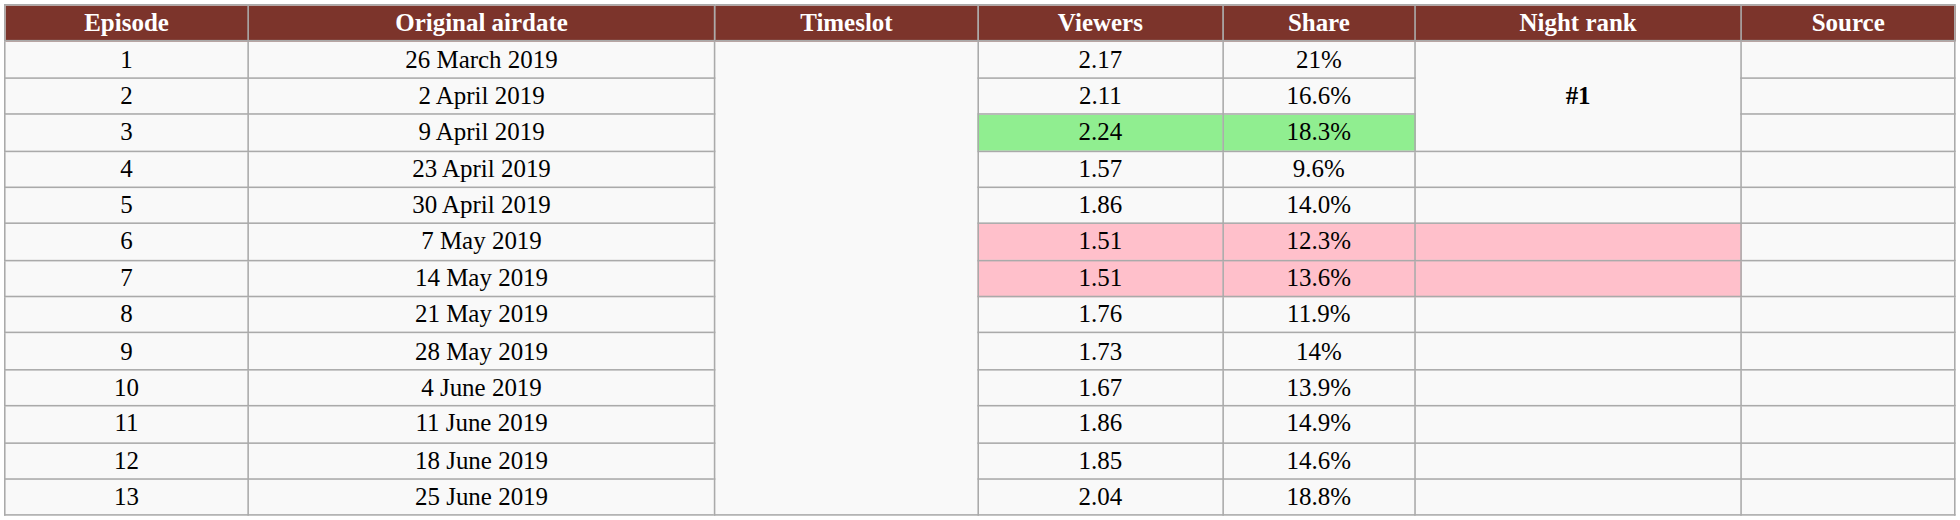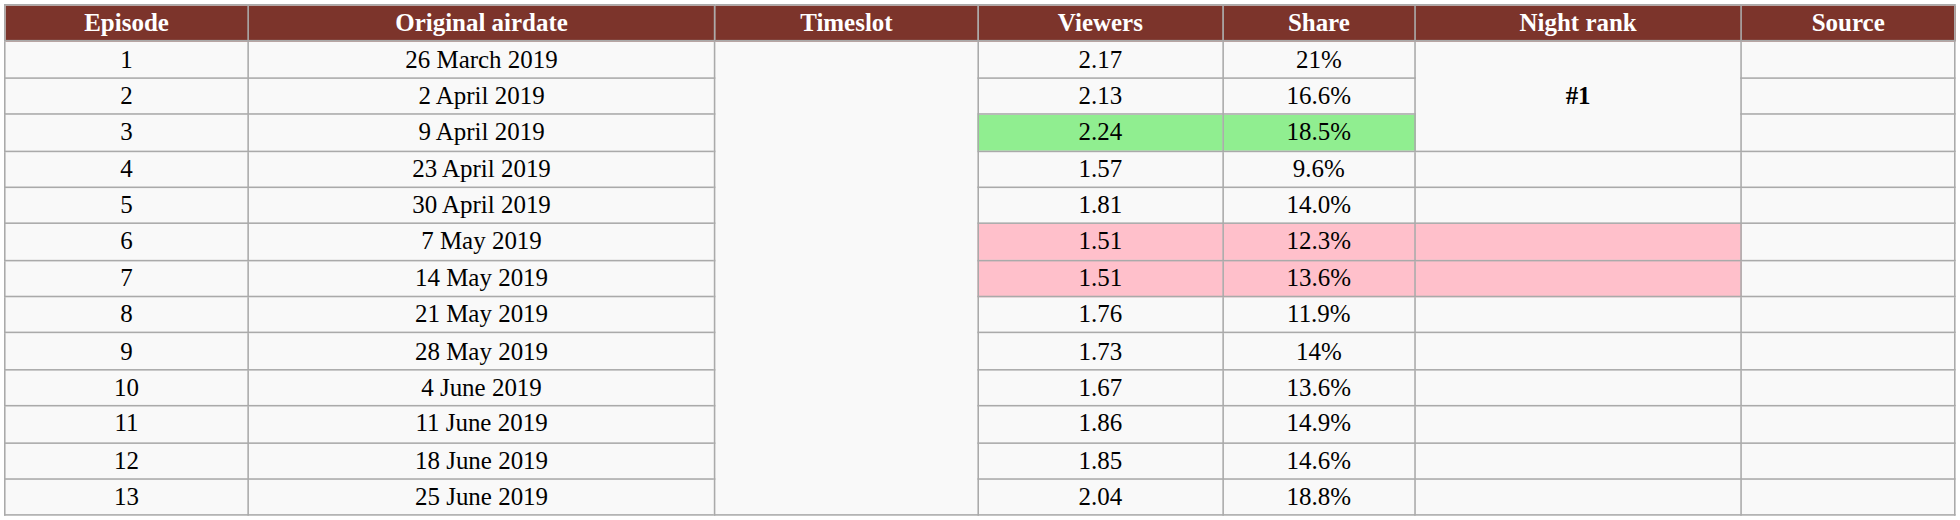(1100, 95) 2.11 -> (1100, 95) 2.13
(1319, 132) 18.3% -> (1319, 132) 18.5%
(1100, 205) 1.86 -> (1100, 205) 1.81
(1319, 387) 13.9% -> (1319, 387) 13.6%
